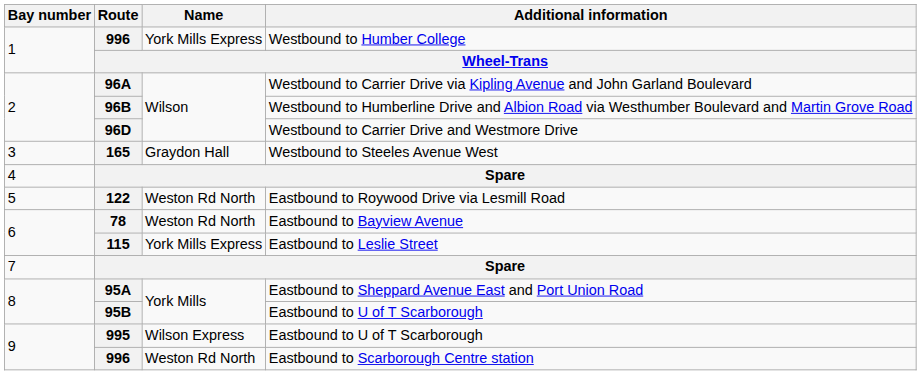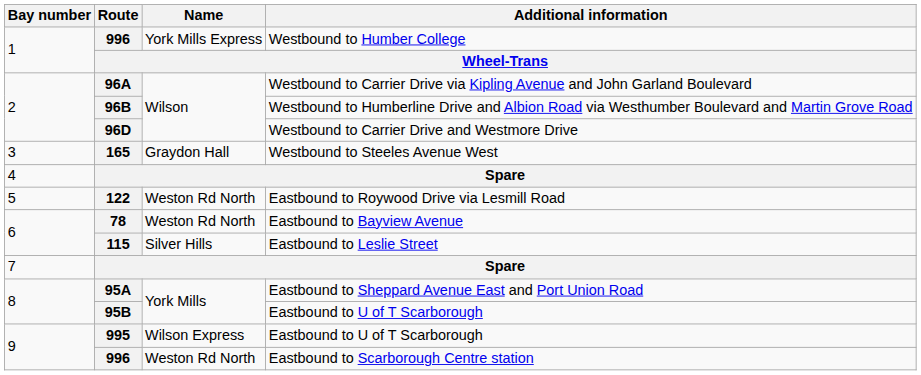(204, 244) York Mills Express -> (179, 244) Silver Hills
